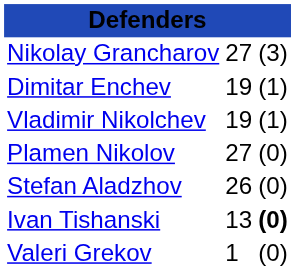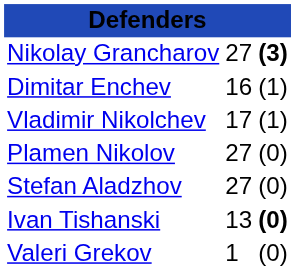(273, 53) normal -> (273, 53) bold
(239, 86) 19 -> (239, 86) 16
(239, 120) 19 -> (239, 120) 17
(239, 186) 26 -> (239, 186) 27
